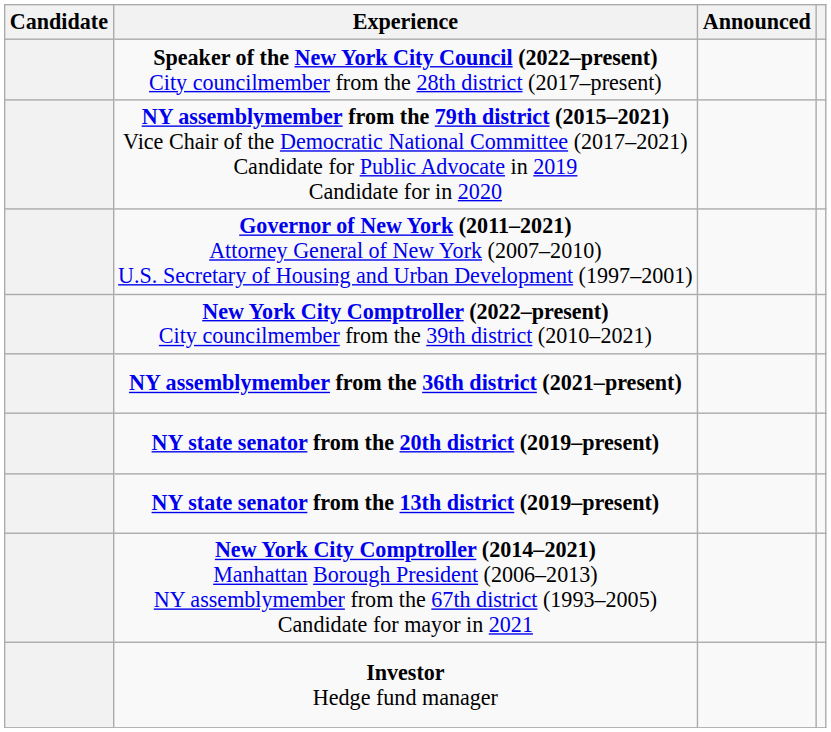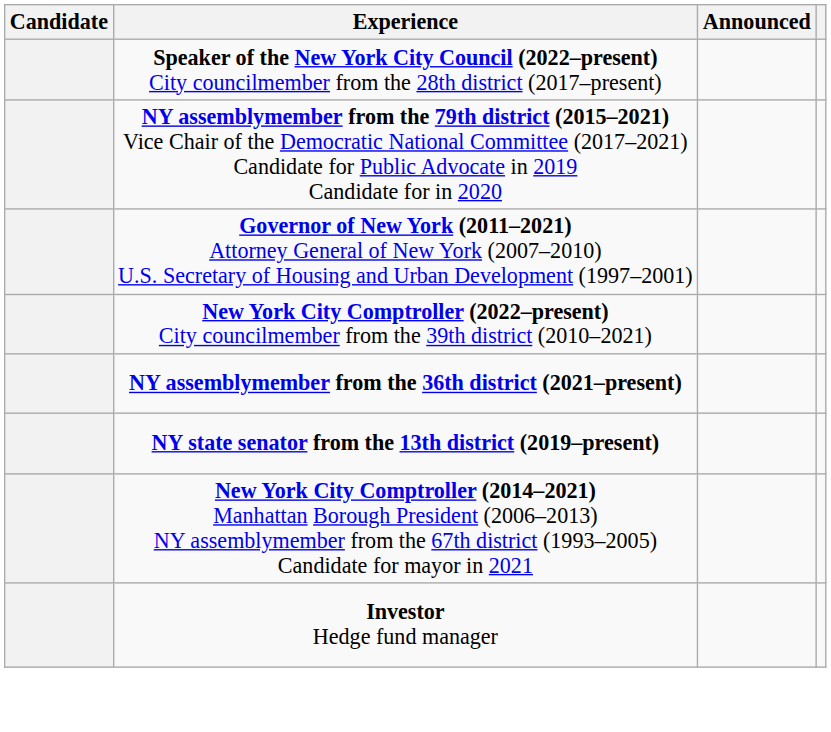- row: (405, 443)
